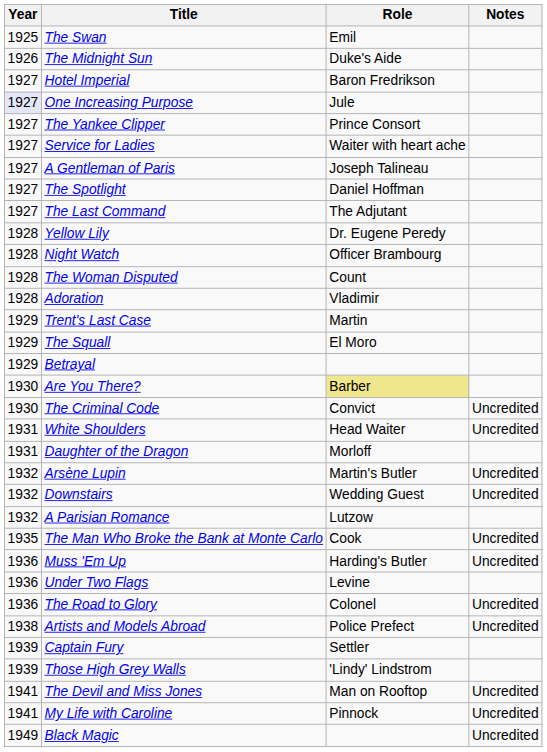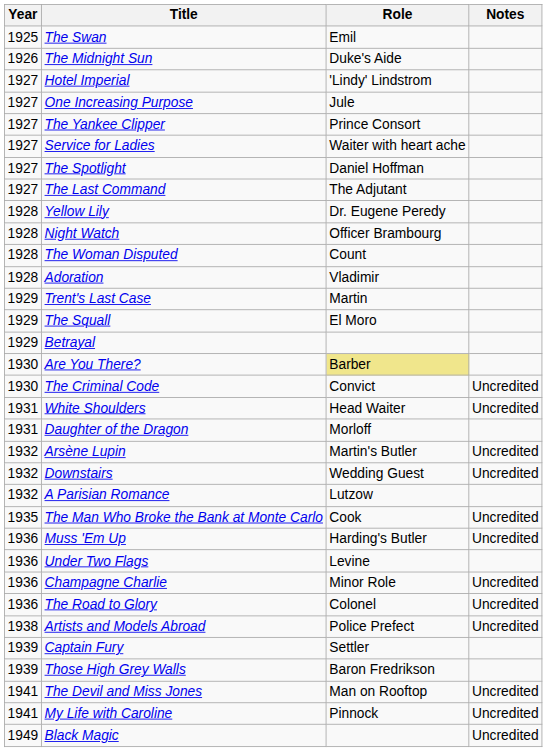(382, 80) Baron Fredrikson -> (380, 80) 'Lindy' Lindstrom
(23, 102) lavender background -> (23, 102) no background
- row: (110, 168)
+ row: (106, 582)
(380, 670) 'Lindy' Lindstrom -> (382, 670) Baron Fredrikson
